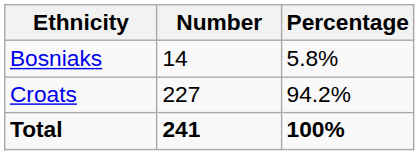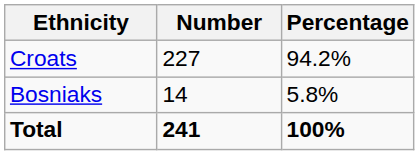rows swapped: (43, 94) <-> (56, 58)
